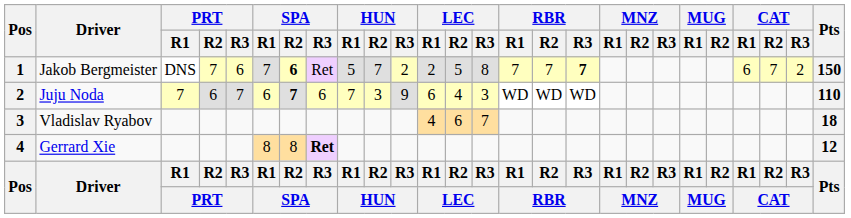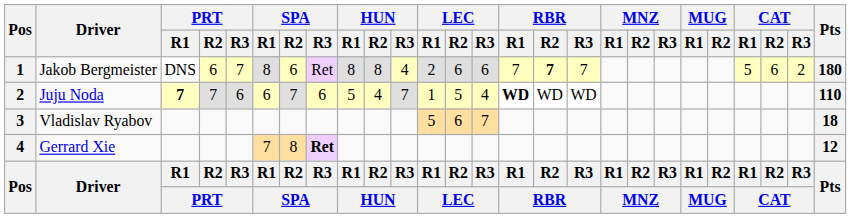(213, 69) 7 -> (213, 69) 6
(240, 69) 6 -> (240, 69) 7
(267, 69) 7 -> (267, 69) 8
(293, 69) bold -> (293, 69) normal
(351, 69) 5 -> (351, 69) 8
(378, 69) 7 -> (378, 69) 8
(405, 69) 2 -> (405, 69) 4
(458, 69) 5 -> (458, 69) 6
(485, 69) 8 -> (485, 69) 6
(549, 69) normal -> (550, 69) bold
(583, 69) bold -> (584, 69) normal
(747, 69) 6 -> (748, 69) 5
(773, 69) 7 -> (774, 69) 6
(829, 69) 150 -> (830, 69) 180
(180, 95) normal -> (180, 95) bold
(213, 95) 6 -> (213, 95) 7
(240, 95) 7 -> (240, 95) 6
(293, 95) bold -> (293, 95) normal
(351, 95) 7 -> (351, 95) 5
(378, 95) 3 -> (378, 95) 4
(405, 95) 9 -> (405, 95) 7
(431, 95) 6 -> (431, 95) 1
(458, 95) 4 -> (458, 95) 5
(485, 95) 3 -> (485, 95) 4
(515, 95) normal -> (516, 95) bold
(431, 121) 4 -> (431, 121) 5
(267, 147) 8 -> (267, 147) 7
